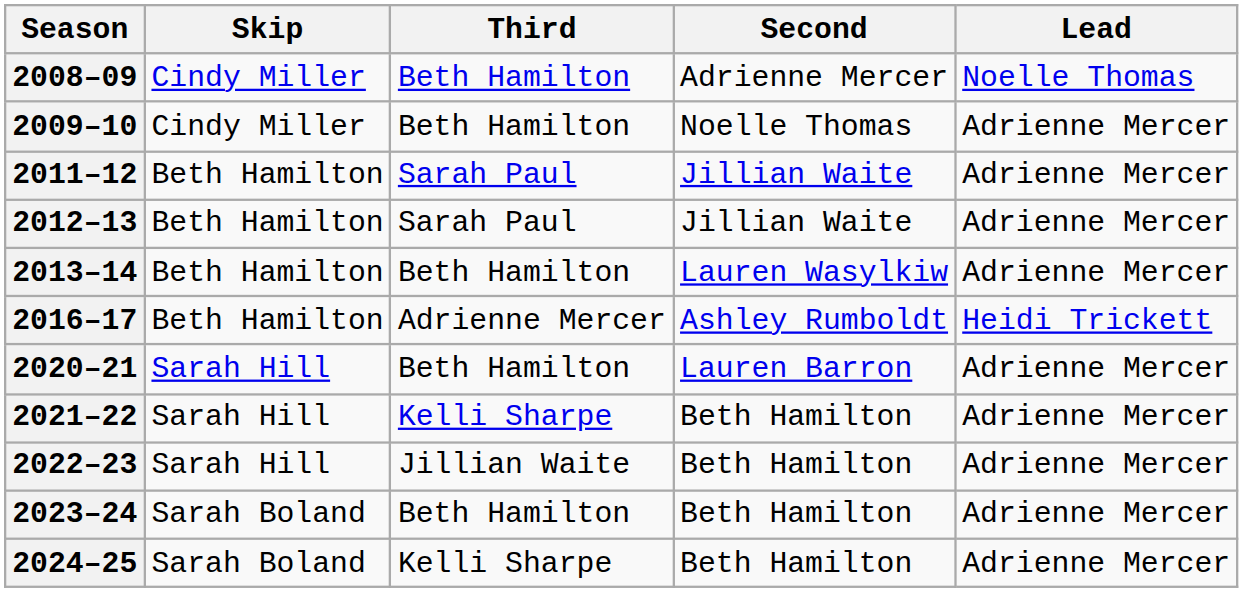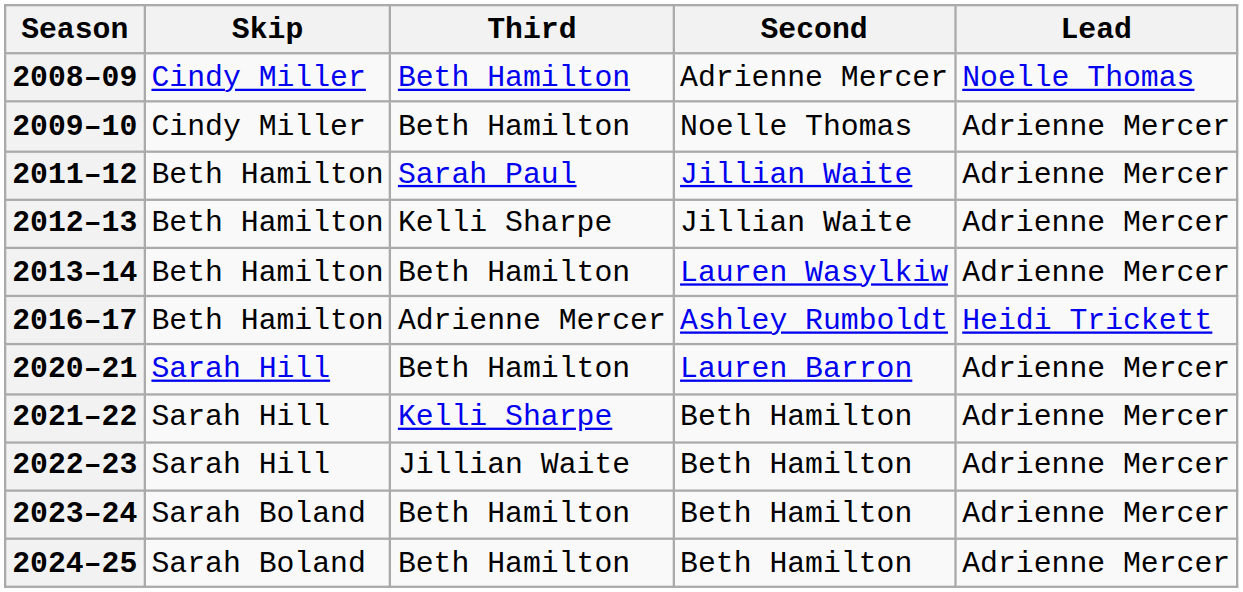(487, 223) Sarah Paul -> (505, 223) Kelli Sharpe
(505, 563) Kelli Sharpe -> (514, 563) Beth Hamilton
